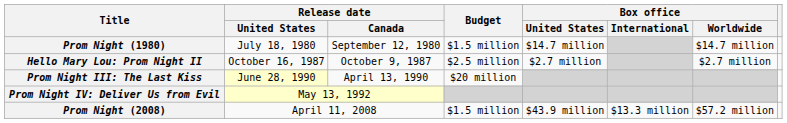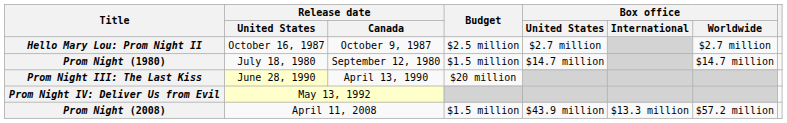rows swapped: (115, 45) <-> (115, 61)
